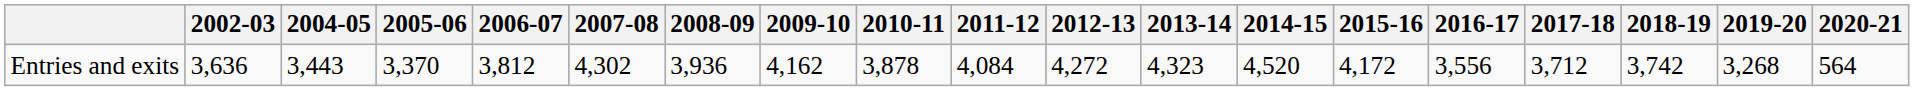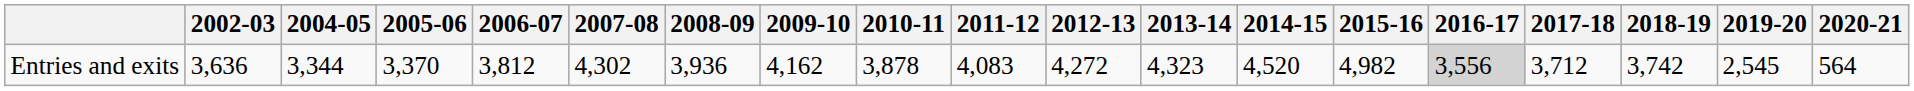(315, 64) 3,443 -> (315, 64) 3,344
(985, 64) 4,084 -> (985, 64) 4,083
(1367, 64) 4,172 -> (1367, 64) 4,982
(1463, 64) no background -> (1463, 64) lightgrey background
(1751, 64) 3,268 -> (1751, 64) 2,545
